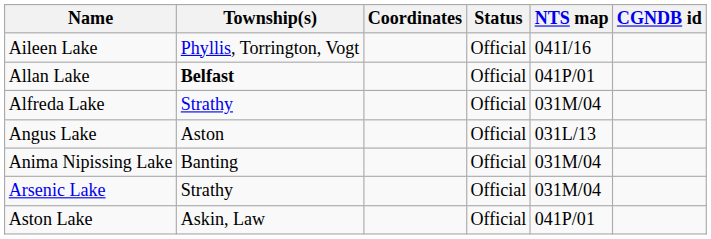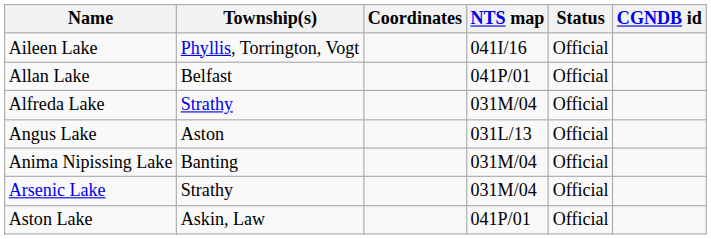columns swapped: (572, 18) <-> (498, 18)
(207, 76) bold -> (206, 76) normal
